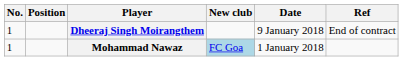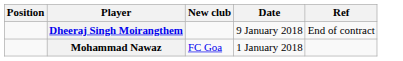- column: (15, 13)
(226, 47) lightblue background -> (205, 47) no background
